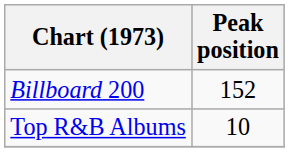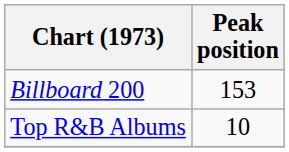(238, 89) 152 -> (238, 89) 153
